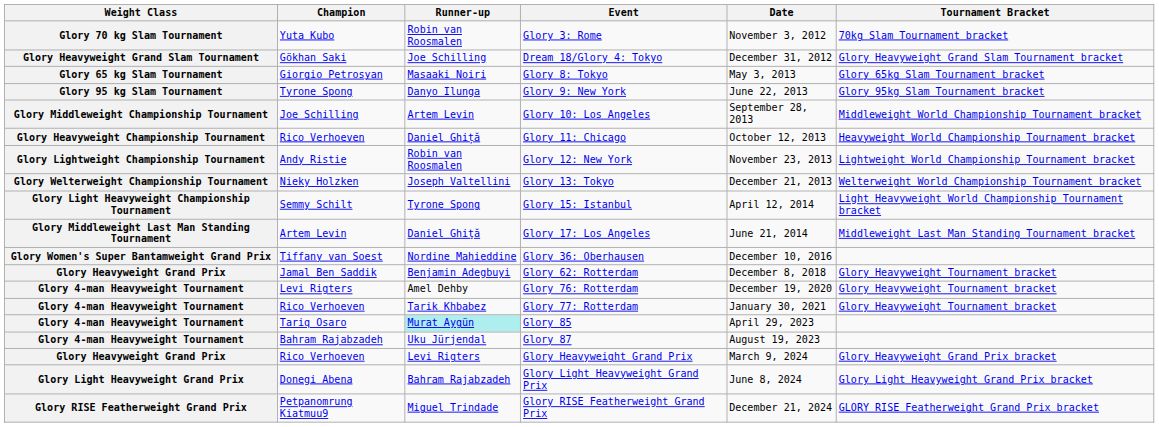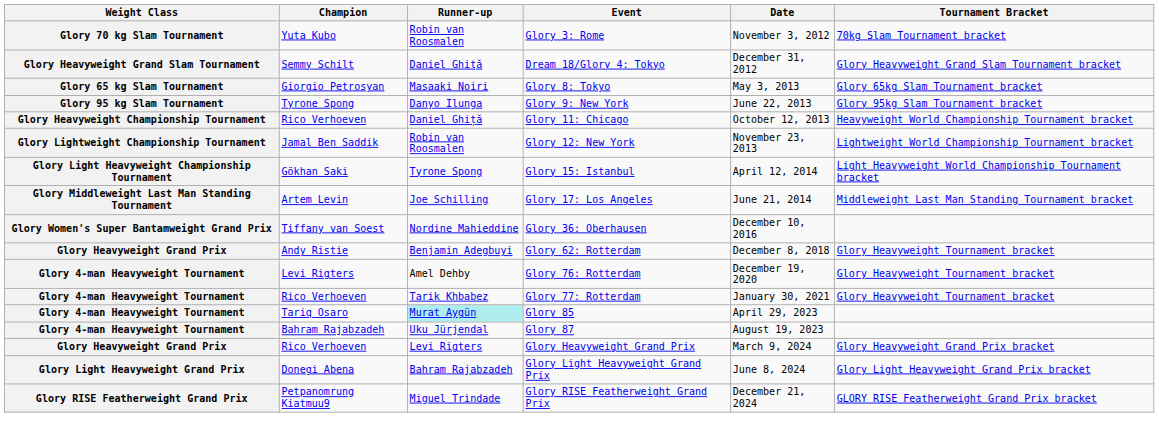(313, 58) Gökhan Saki -> (318, 64) Semmy Schilt
(447, 58) Joe Schilling -> (446, 64) Daniel Ghiţă
- row: (587, 114)
(313, 160) Andy Ristie -> (330, 143) Jamal Ben Saddik
- row: (568, 182)
(316, 205) Semmy Schilt -> (315, 172) Gökhan Saki
(444, 234) Daniel Ghiţă -> (449, 200) Joe Schilling
(328, 273) Jamal Ben Saddik -> (315, 251) Andy Ristie
